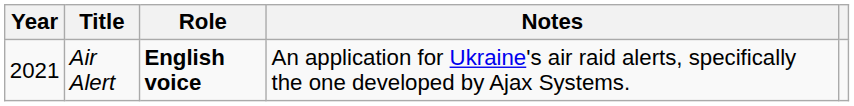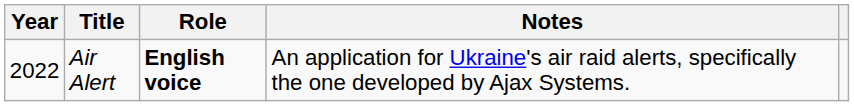(35, 69) 2021 -> (35, 69) 2022
